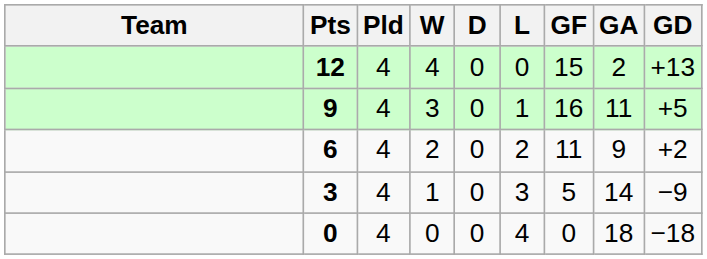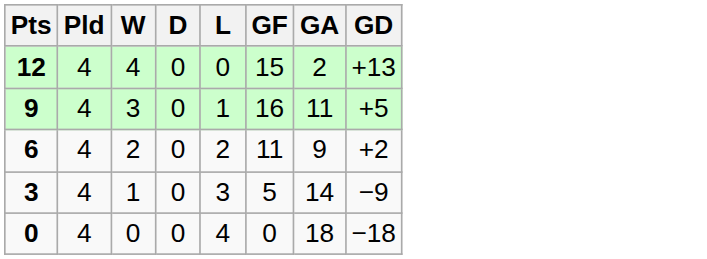- column: (154, 25)
